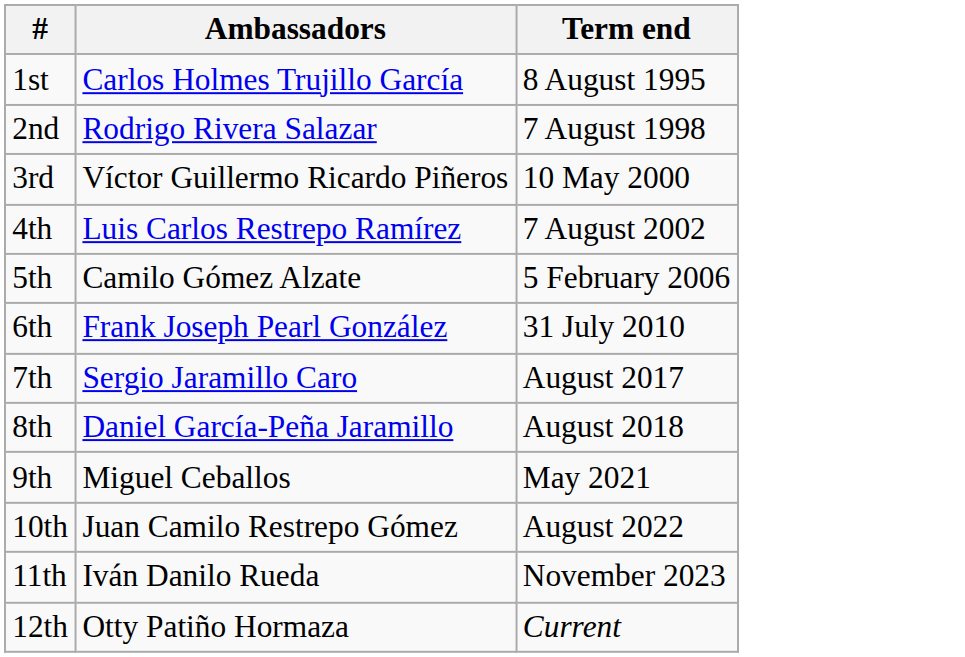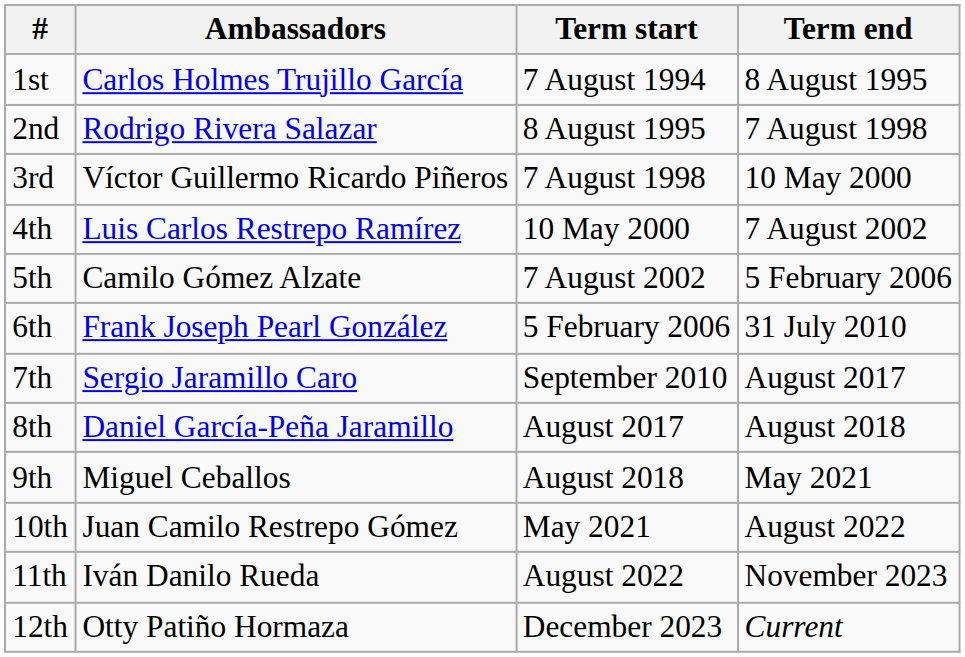+ column: (626, 29)
